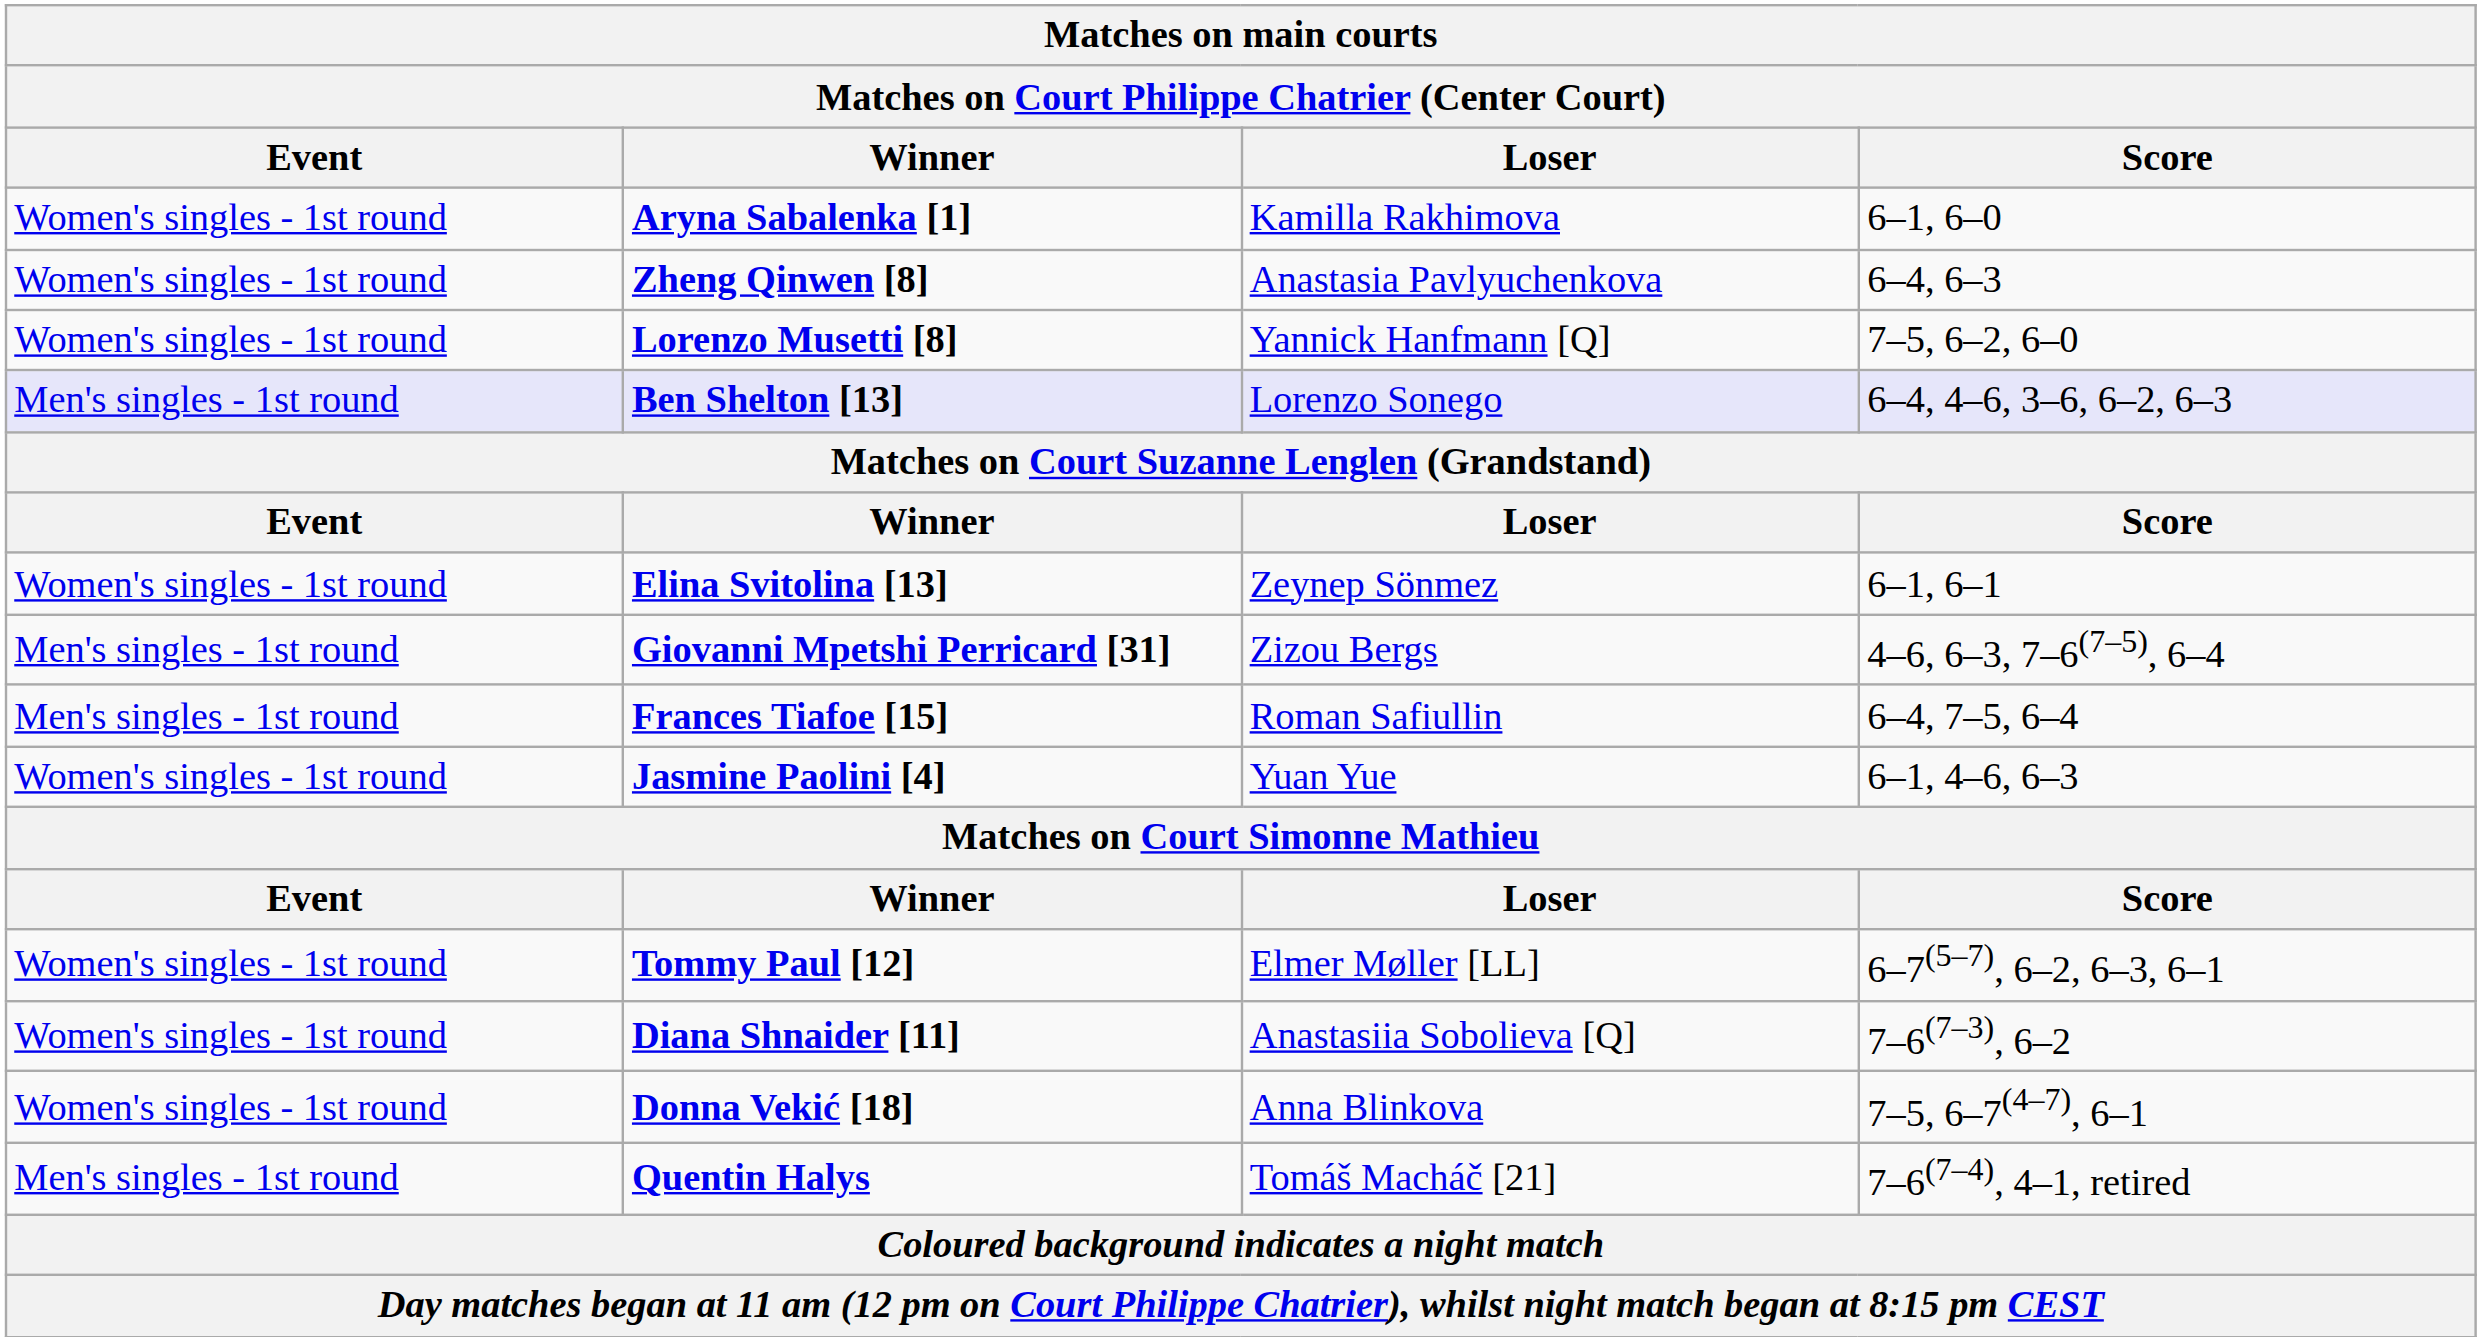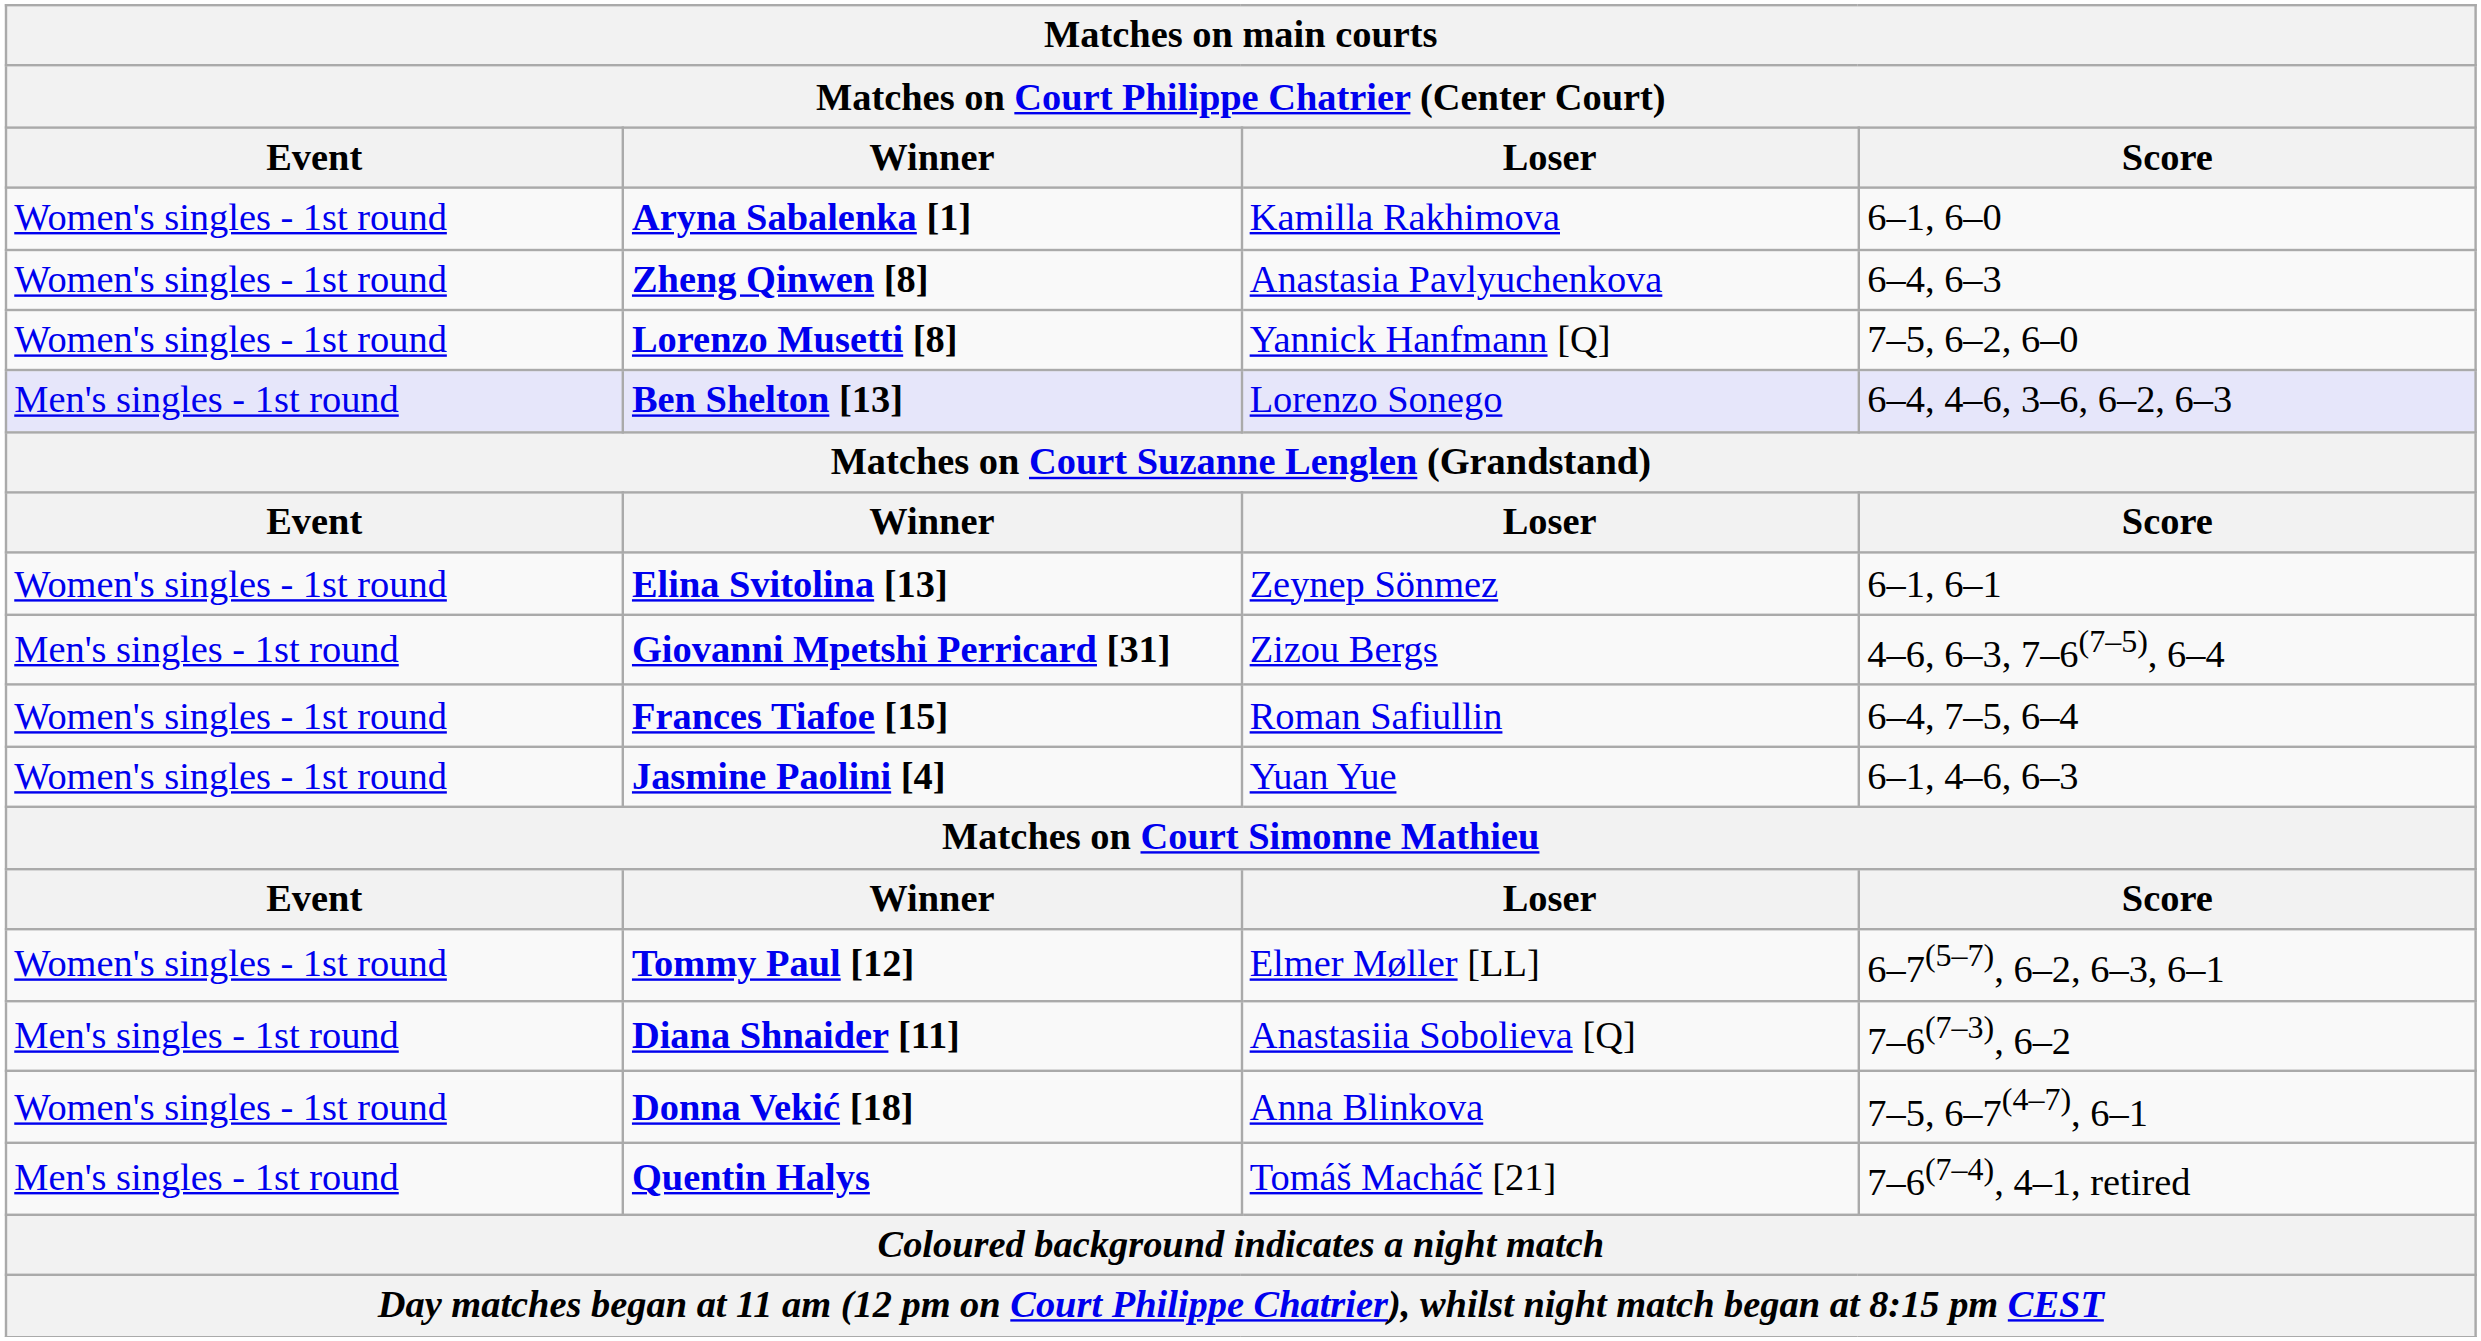(207, 715) Men's singles - 1st round -> (231, 715) Women's singles - 1st round
(231, 1035) Women's singles - 1st round -> (207, 1035) Men's singles - 1st round
